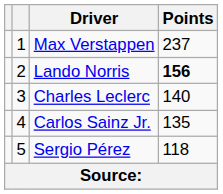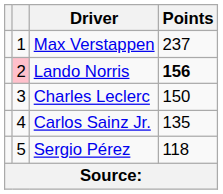(21, 70) no background -> (21, 70) pink background
(176, 96) 140 -> (176, 96) 150
